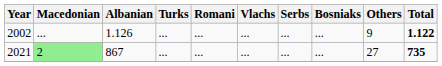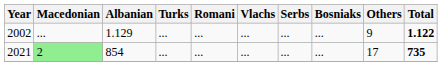(119, 33) 1.126 -> (119, 33) 1.129
(115, 52) 867 -> (115, 52) 854
(372, 52) 27 -> (372, 52) 17
